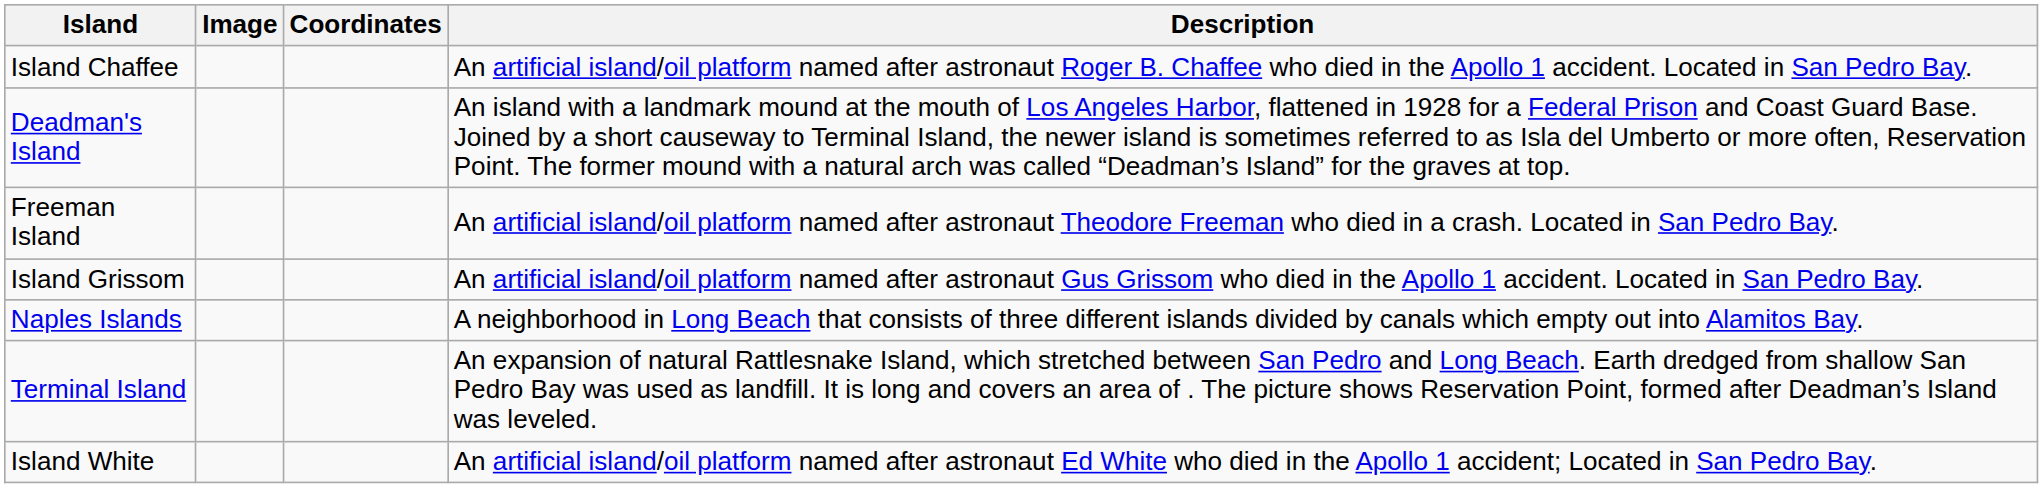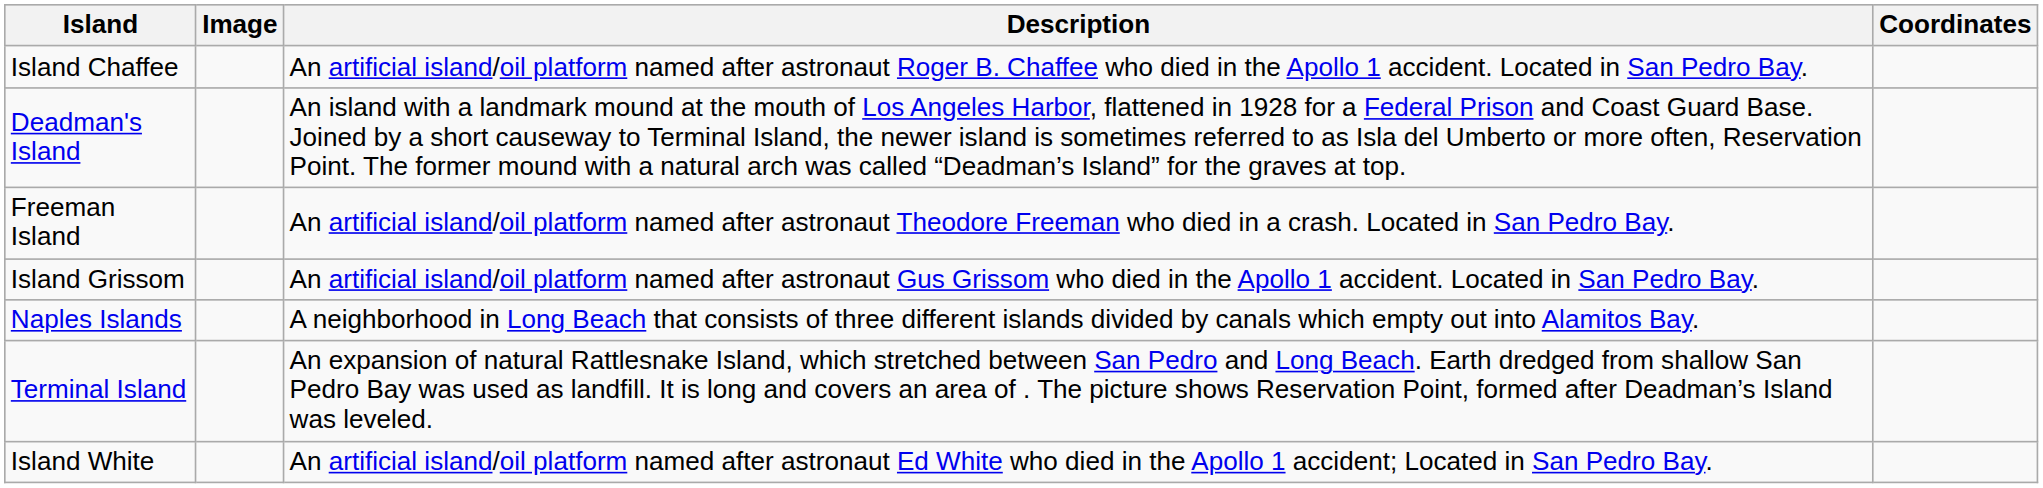columns swapped: (366, 25) <-> (1243, 25)
